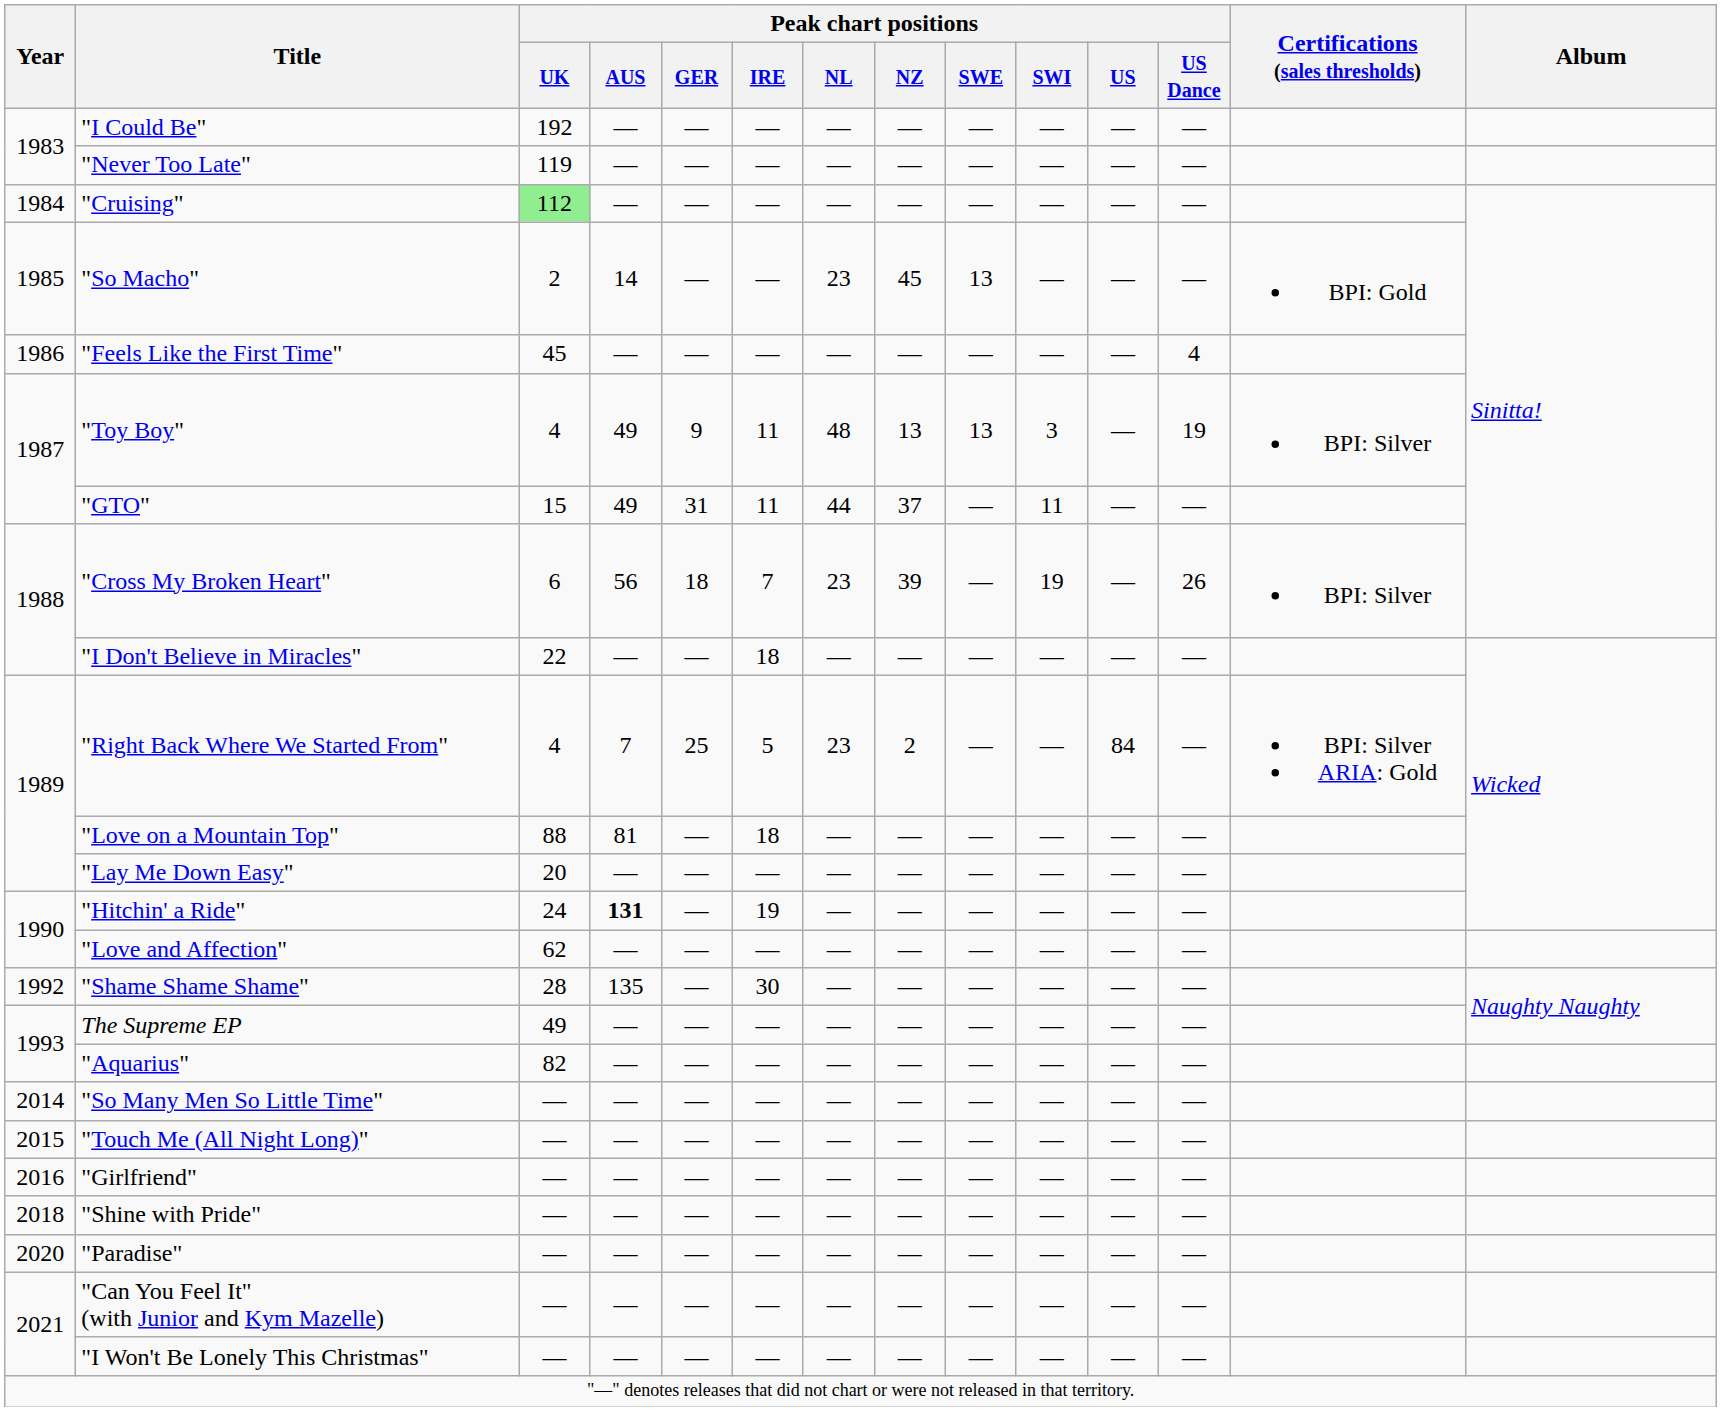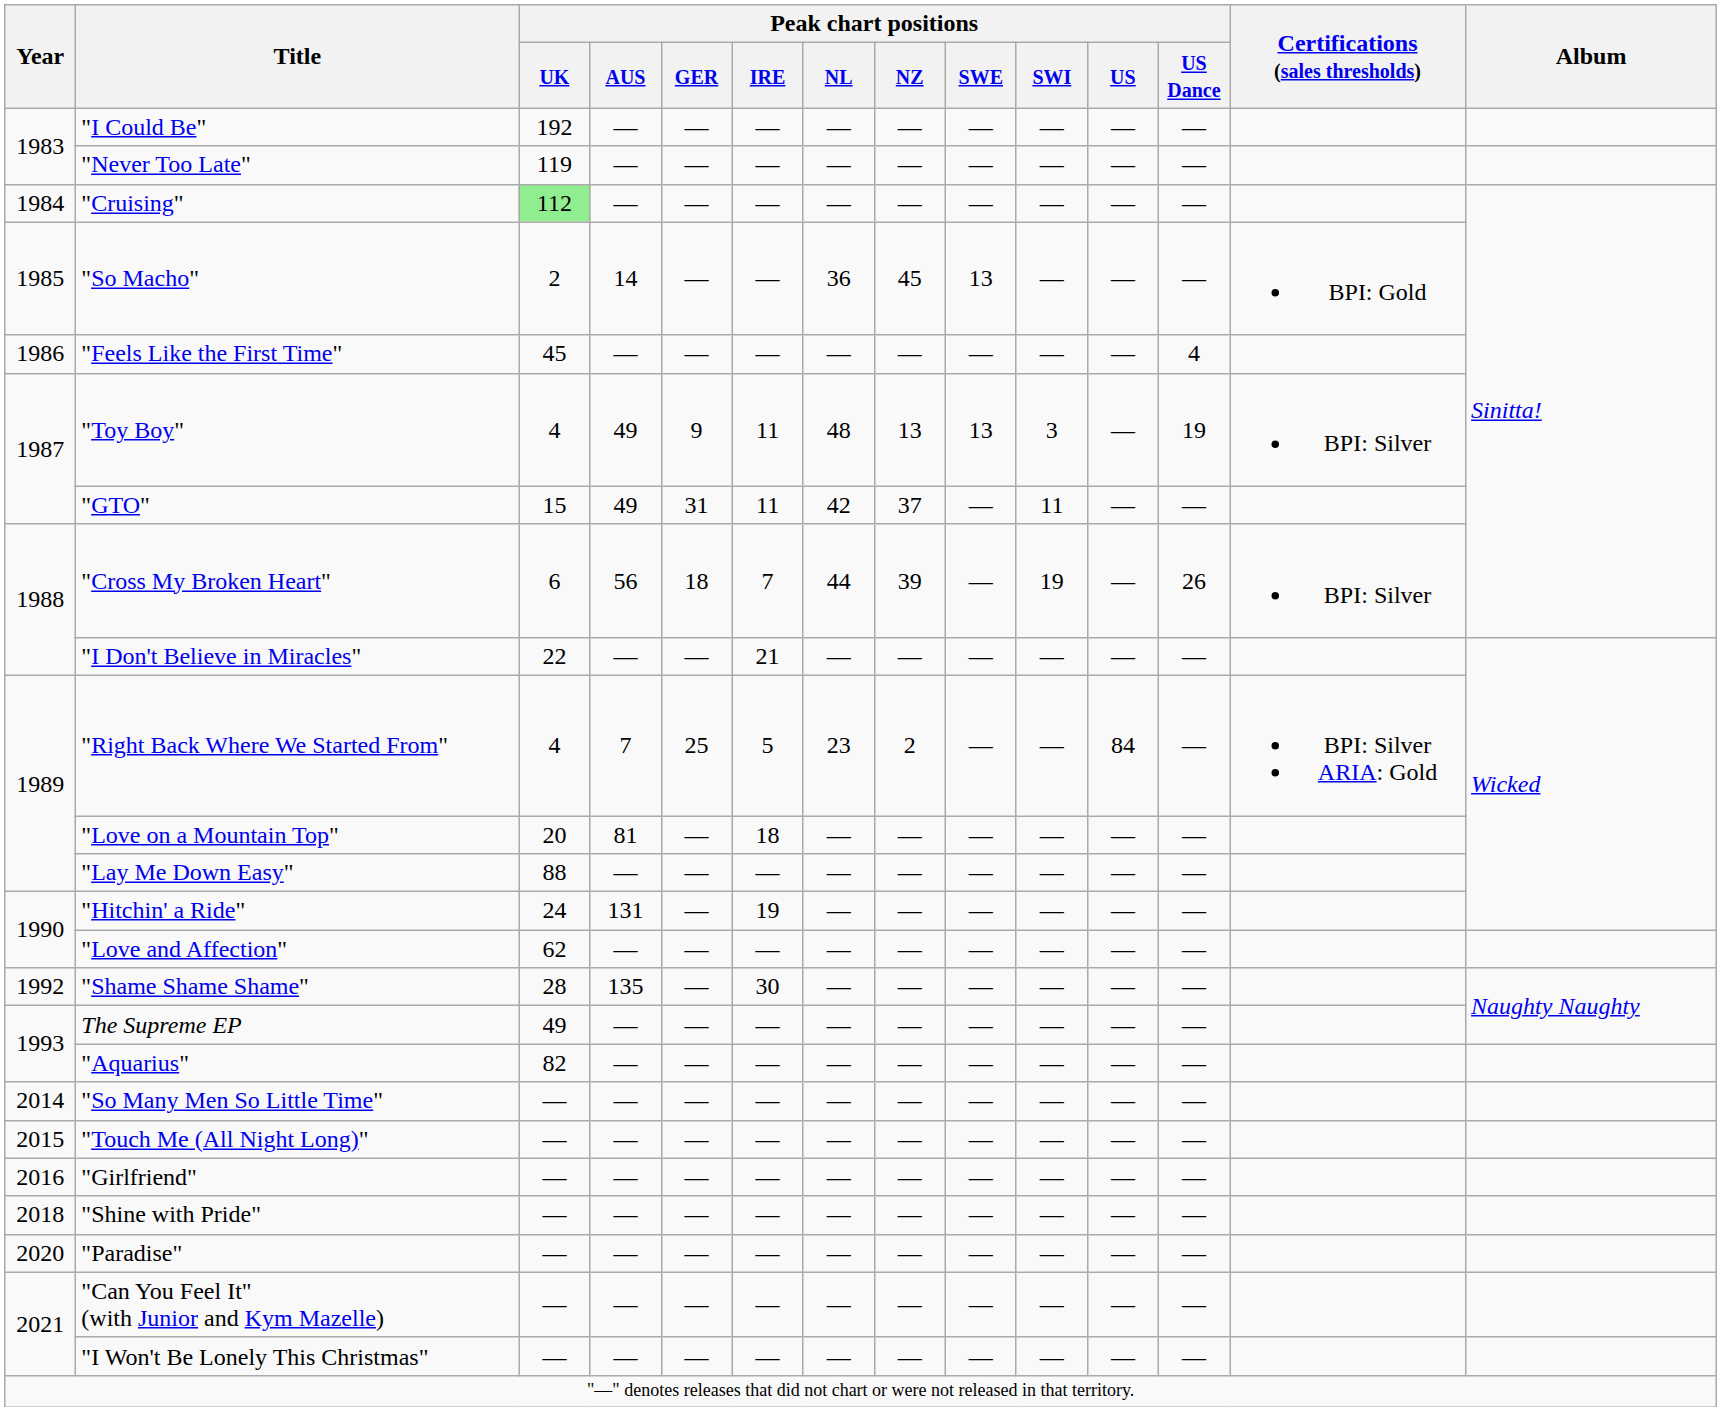(839, 278) 23 -> (839, 278) 36
(839, 505) 44 -> (839, 505) 42
(839, 580) 23 -> (839, 580) 44
(768, 656) 18 -> (768, 656) 21
(554, 834) 88 -> (554, 834) 20
(554, 872) 20 -> (554, 872) 88
(625, 910) bold -> (625, 910) normal
